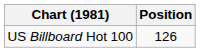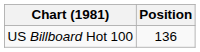(166, 36) 126 -> (166, 36) 136
